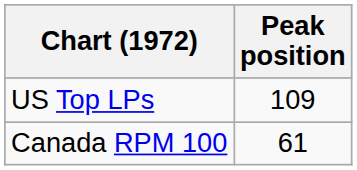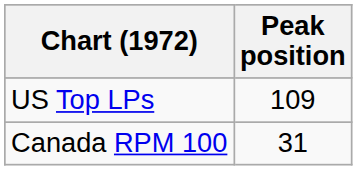(293, 142) 61 -> (293, 142) 31
